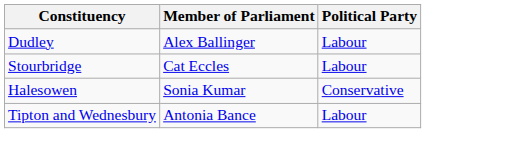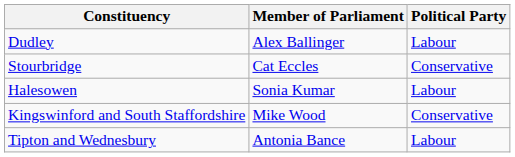(344, 66) Labour -> (452, 66) Conservative
(363, 90) Conservative -> (433, 90) Labour
+ row: (127, 115)
